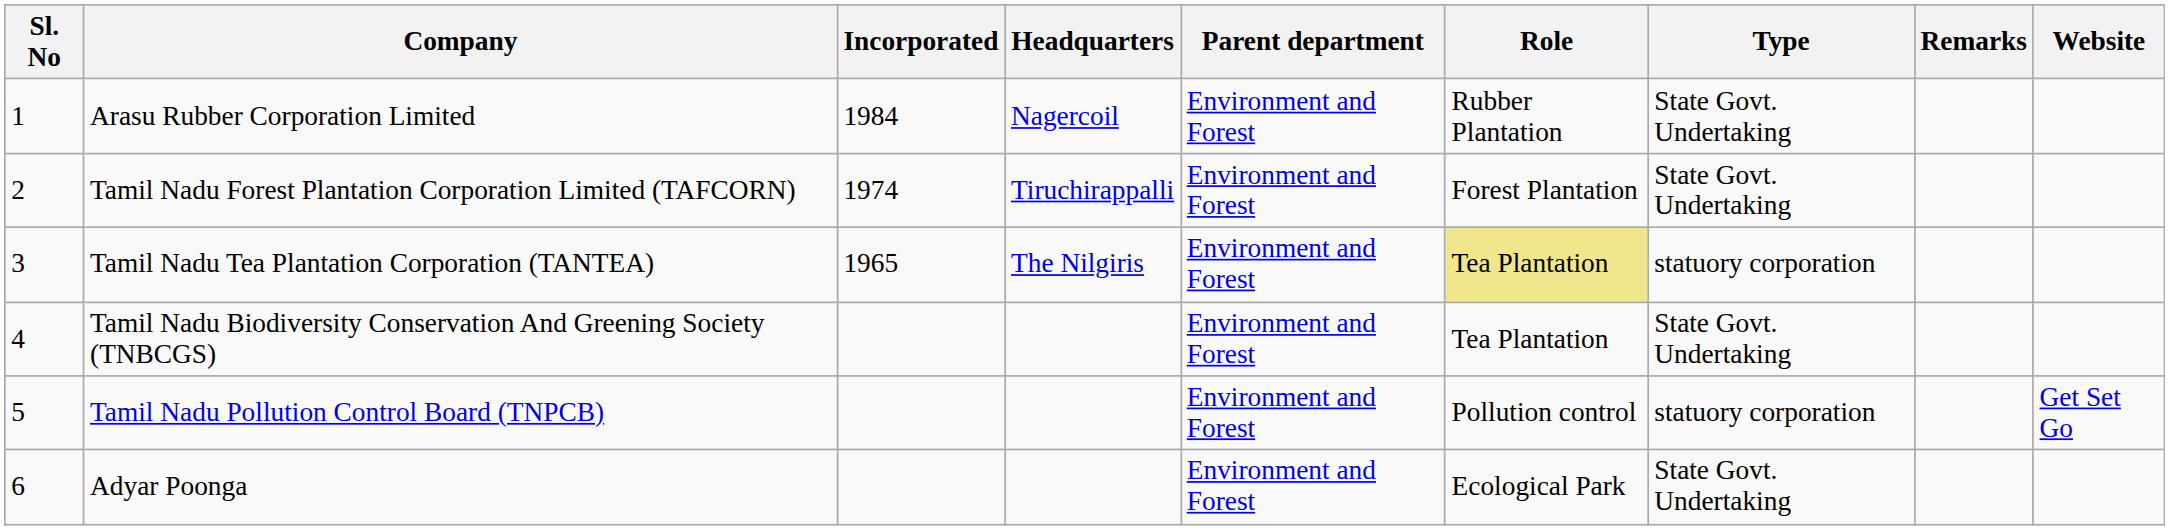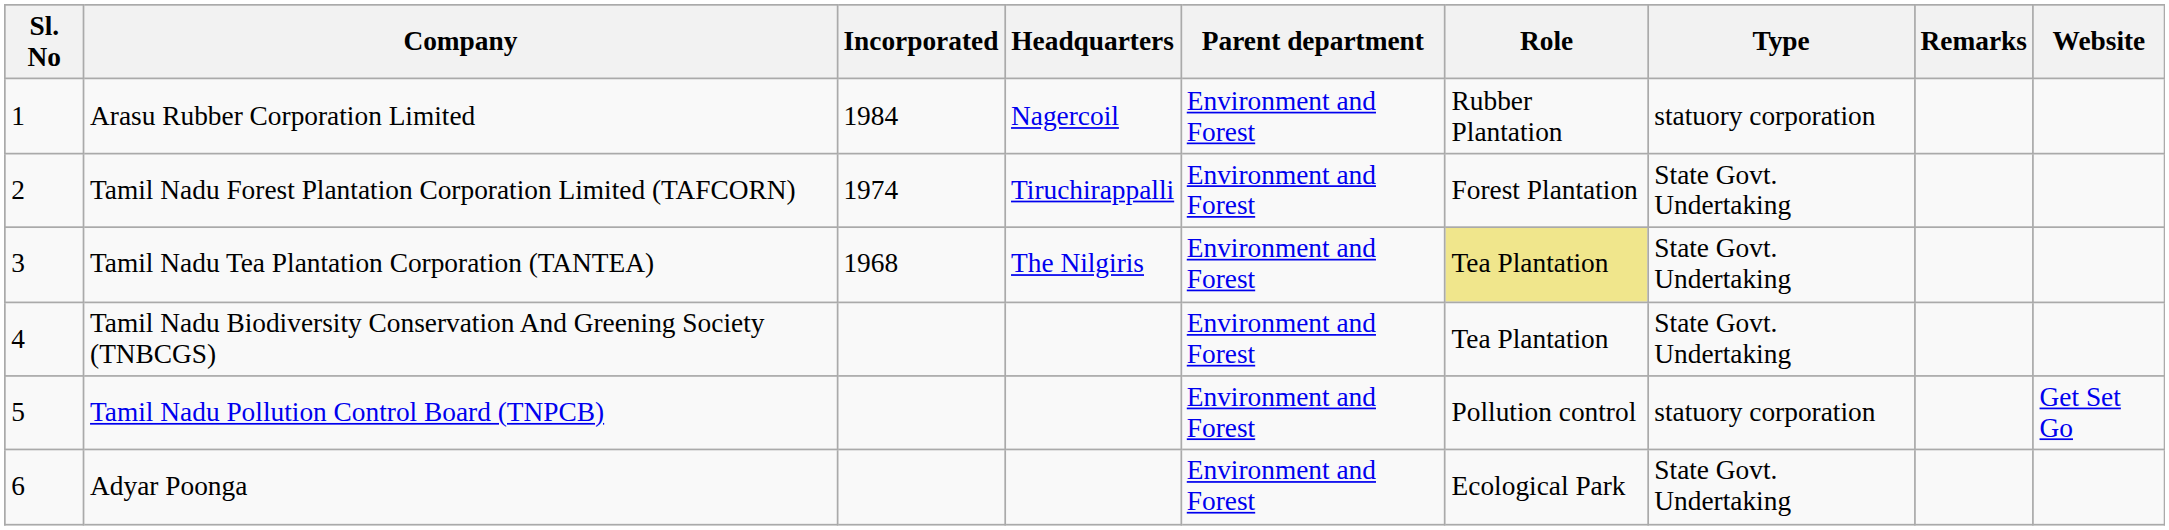(1723, 115) State Govt. Undertaking -> (1765, 115) statuory corporation
(871, 264) 1965 -> (871, 264) 1968
(1765, 264) statuory corporation -> (1723, 264) State Govt. Undertaking
